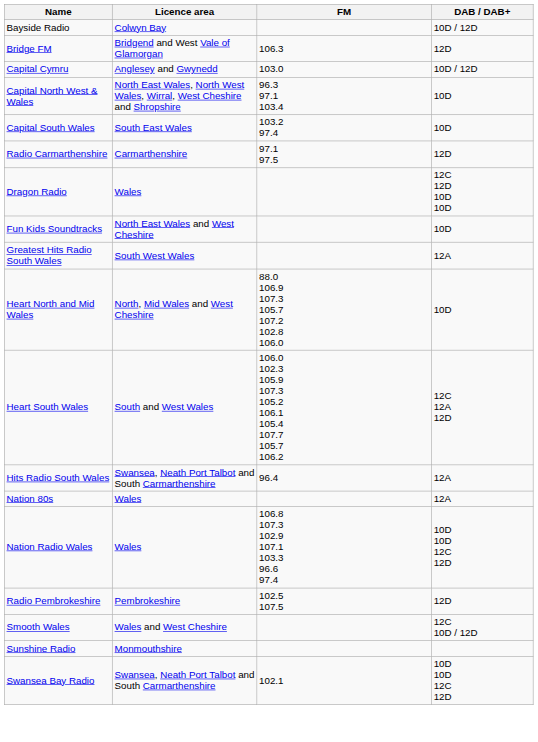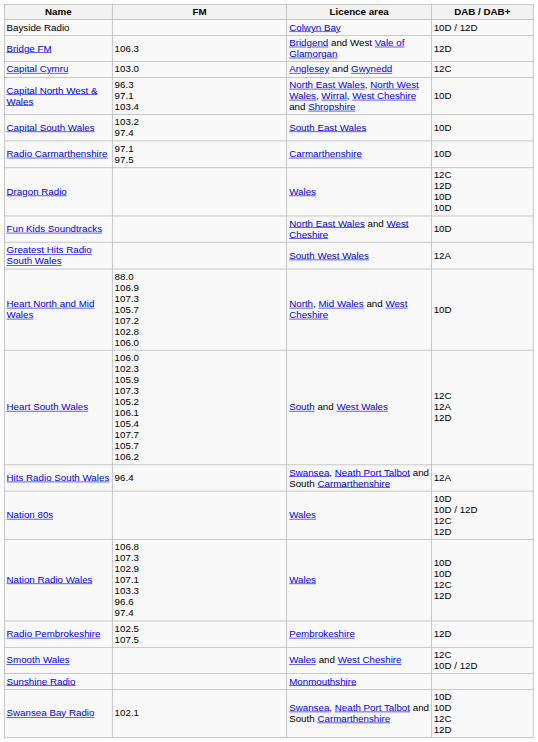columns swapped: (185, 12) <-> (344, 12)
(456, 69) 10D / 12D -> (443, 69) 12C
(443, 154) 12D -> (443, 154) 10D
(442, 498) 12A -> (456, 515) 10D 10D / 12D 12C 12D
